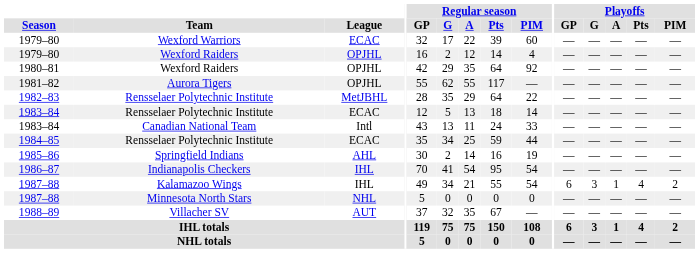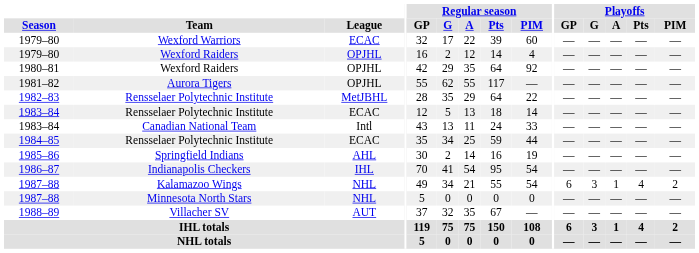(364, 184) IHL -> (364, 184) NHL
